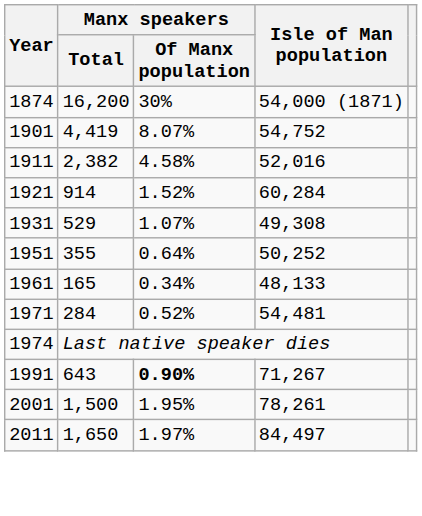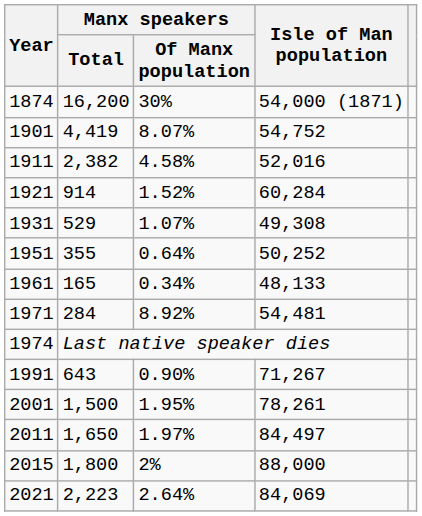(166, 314) 0.52% -> (166, 314) 8.92%
(166, 375) bold -> (166, 375) normal
+ row: (31, 465)
+ row: (31, 496)
